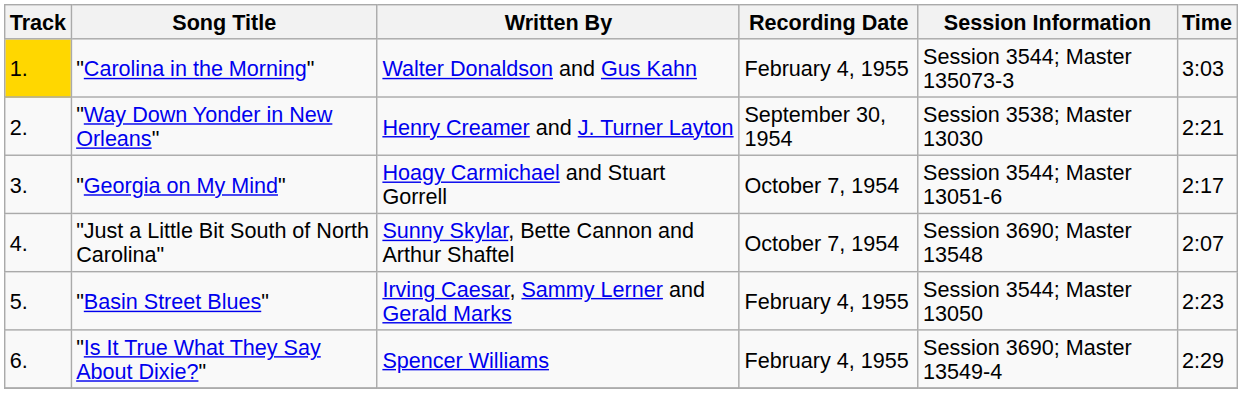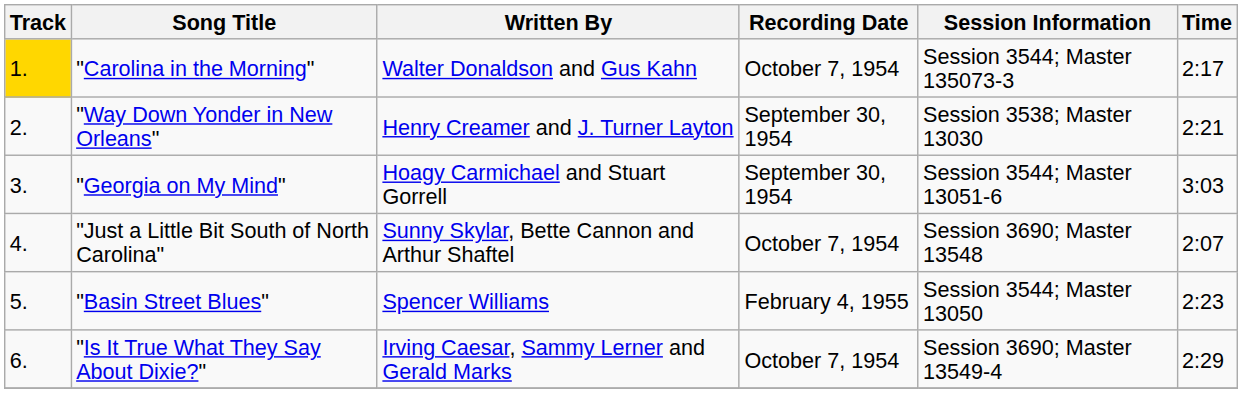(827, 68) February 4, 1955 -> (822, 68) October 7, 1954
(1203, 68) 3:03 -> (1203, 68) 2:17
(822, 185) October 7, 1954 -> (815, 185) September 30, 1954
(1203, 185) 2:17 -> (1203, 185) 3:03
(544, 301) Irving Caesar, Sammy Lerner and Gerald Marks -> (466, 301) Spencer Williams
(466, 360) Spencer Williams -> (544, 360) Irving Caesar, Sammy Lerner and Gerald Marks
(827, 360) February 4, 1955 -> (822, 360) October 7, 1954
